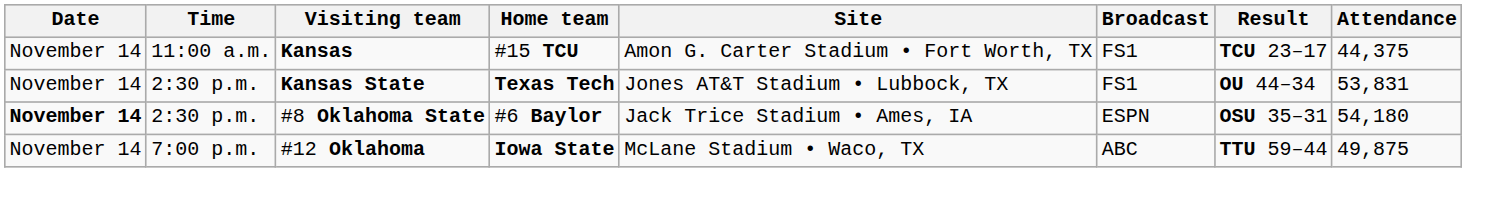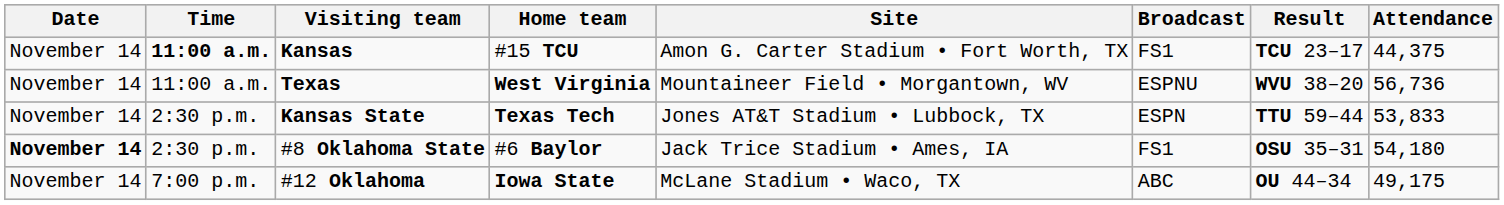(211, 54) normal -> (211, 54) bold
+ row: (311, 86)
(1120, 86) FS1 -> (1162, 118) ESPN
(1267, 86) OU 44–34 -> (1309, 118) TTU 59–44
(1373, 86) 53,831 -> (1409, 118) 53,833
(1126, 118) ESPN -> (1156, 150) FS1
(1273, 150) TTU 59–44 -> (1303, 183) OU 44–34
(1373, 150) 49,875 -> (1409, 183) 49,175
